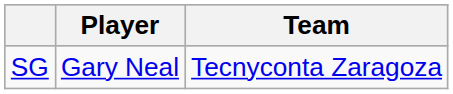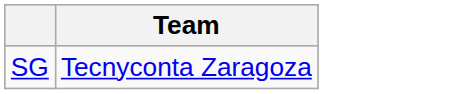- column: (120, 25)
